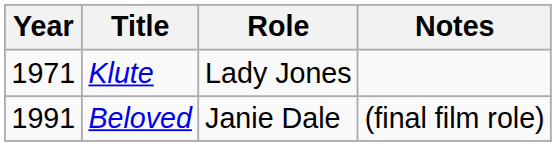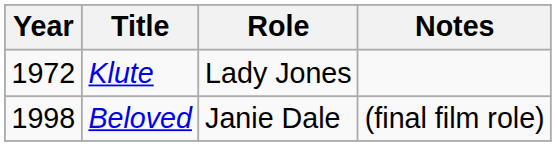(43, 72) 1971 -> (43, 72) 1972
(43, 118) 1991 -> (43, 118) 1998
